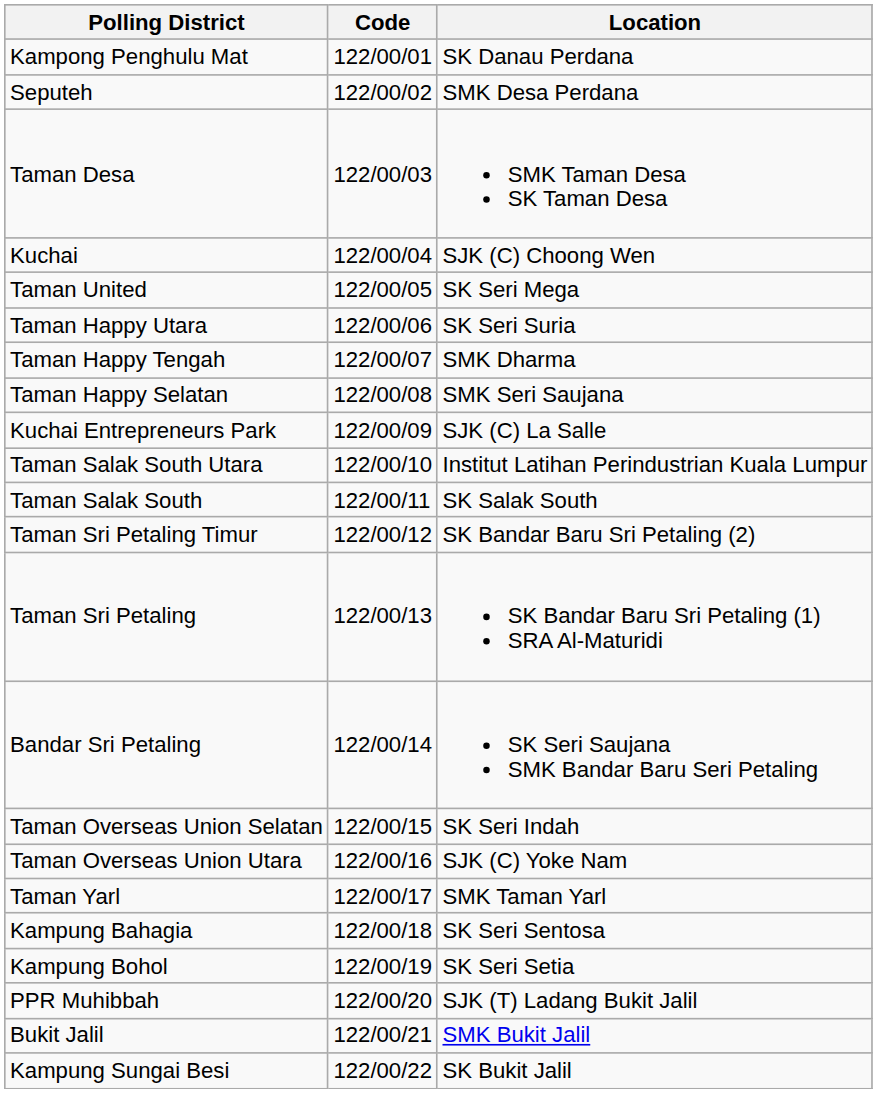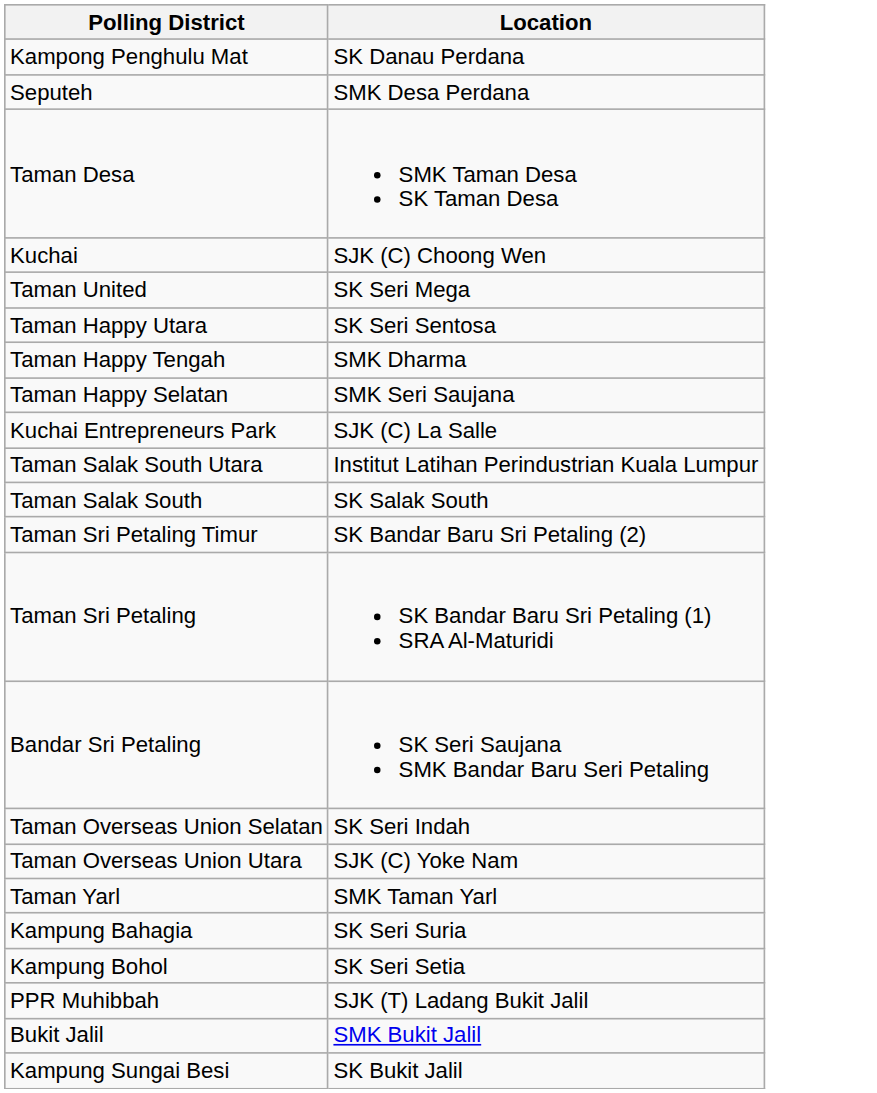- column: (383, 22)
(509, 325) SK Seri Suria -> (415, 325) SK Seri Sentosa
(524, 931) SK Seri Sentosa -> (400, 931) SK Seri Suria
